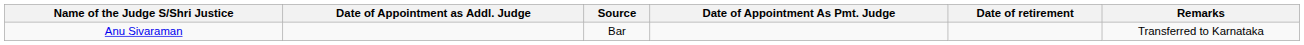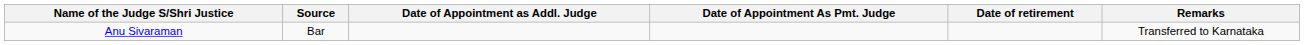columns swapped: (617, 13) <-> (434, 13)
